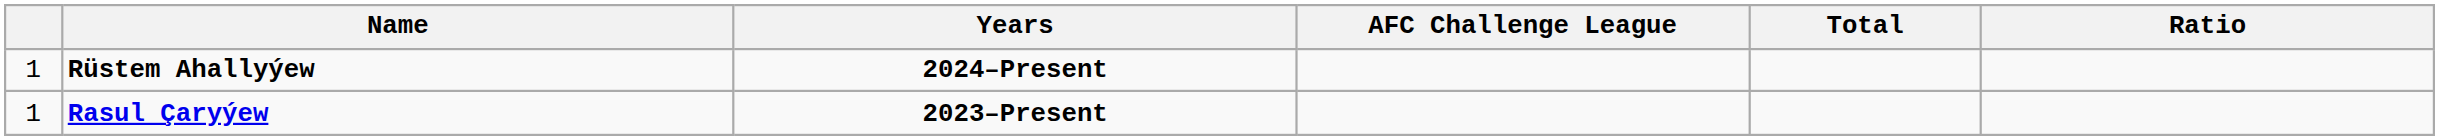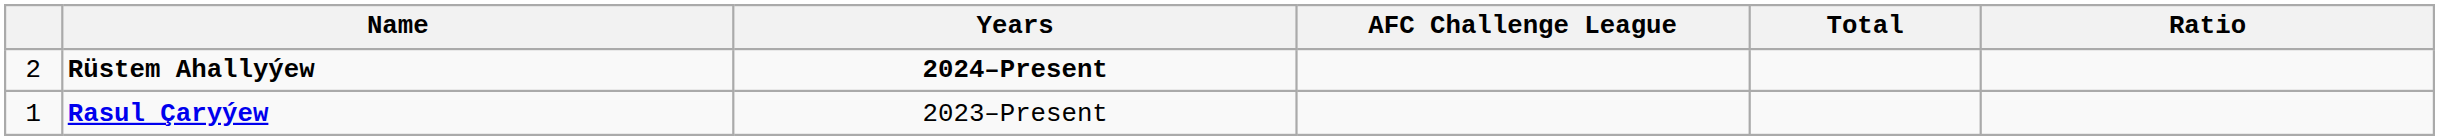(33, 70) 1 -> (33, 70) 2
(1015, 113) bold -> (1015, 113) normal
